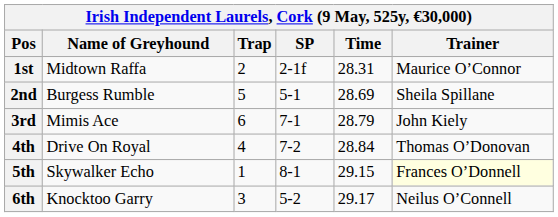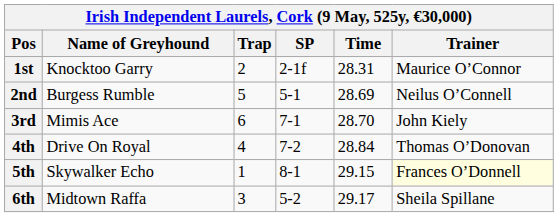(96, 69) Midtown Raffa -> (100, 69) Knocktoo Garry
(445, 95) Sheila Spillane -> (454, 95) Neilus O’Connell
(356, 120) 28.79 -> (356, 120) 28.70
(100, 198) Knocktoo Garry -> (96, 198) Midtown Raffa
(454, 198) Neilus O’Connell -> (445, 198) Sheila Spillane
